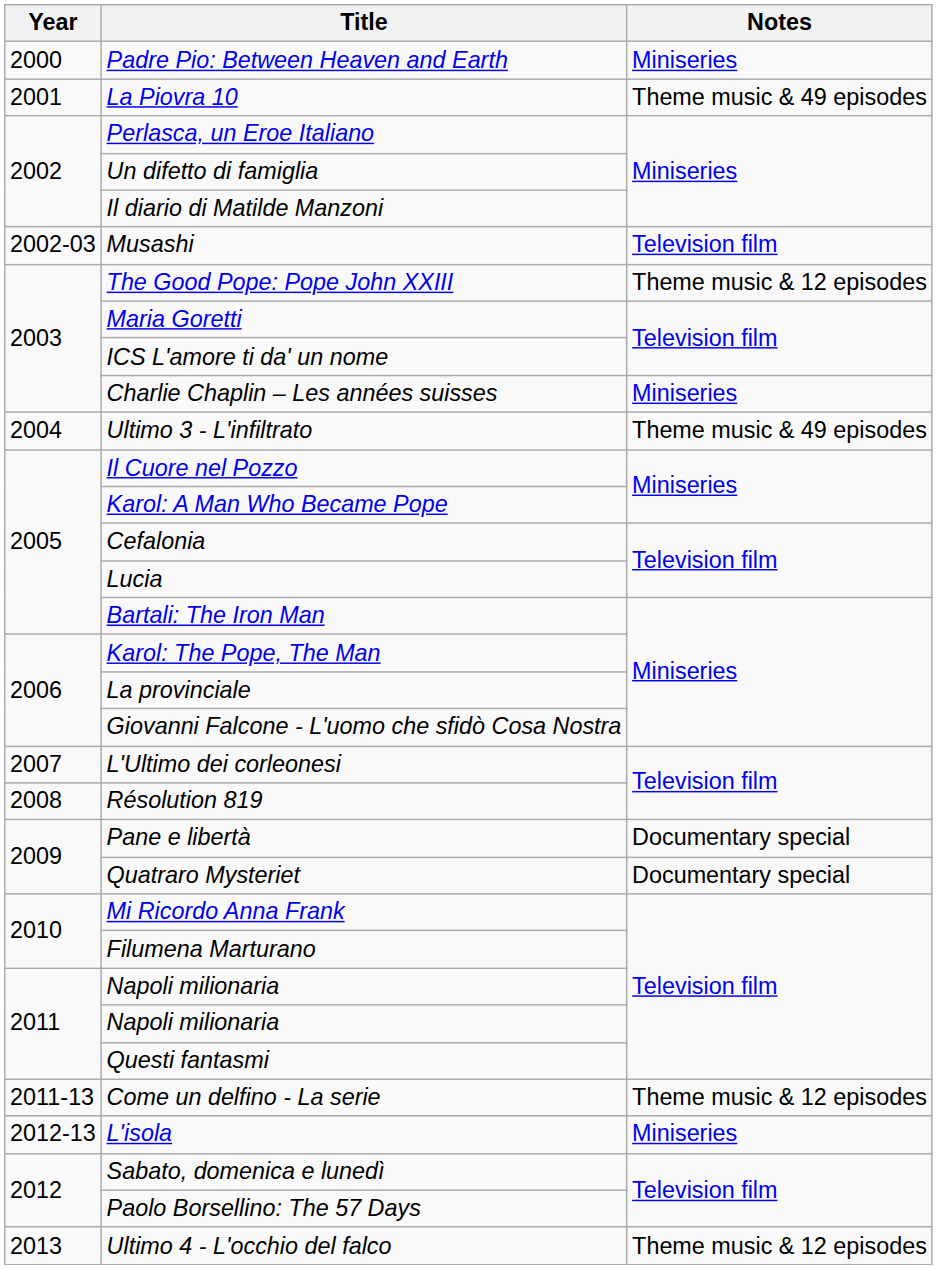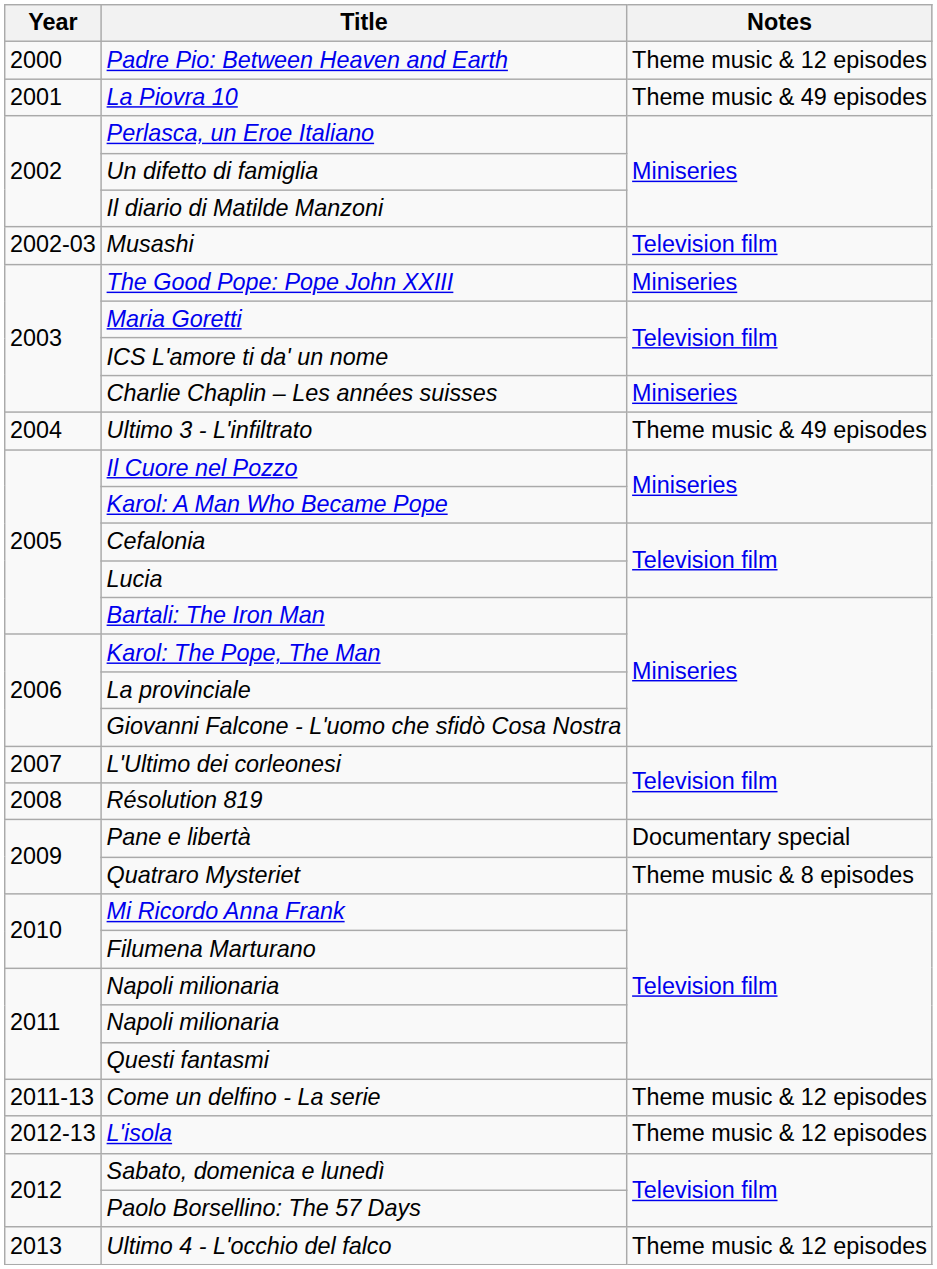(685, 60) Miniseries -> (779, 60) Theme music & 12 episodes
(779, 282) Theme music & 12 episodes -> (685, 282) Miniseries
(741, 875) Documentary special -> (773, 875) Theme music & 8 episodes
(685, 1134) Miniseries -> (779, 1134) Theme music & 12 episodes
